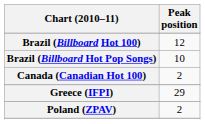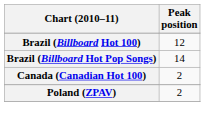(179, 59) 10 -> (179, 59) 14
- row: (82, 93)
